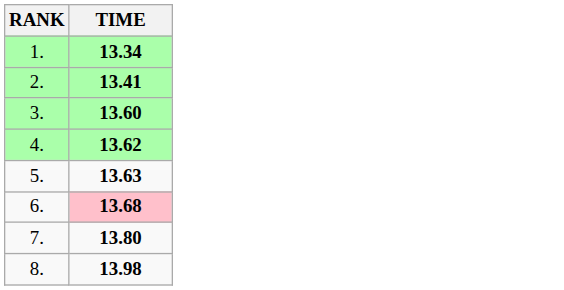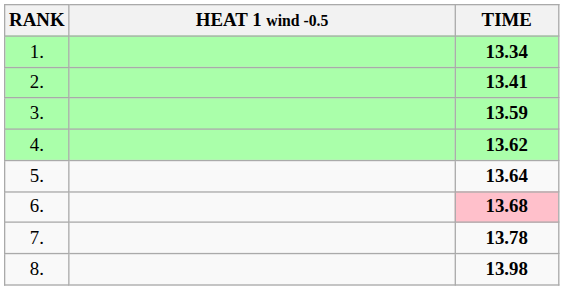+ column: (262, 20)
(121, 113) 13.60 -> (507, 113) 13.59
(121, 176) 13.63 -> (507, 176) 13.64
(121, 238) 13.80 -> (507, 238) 13.78
